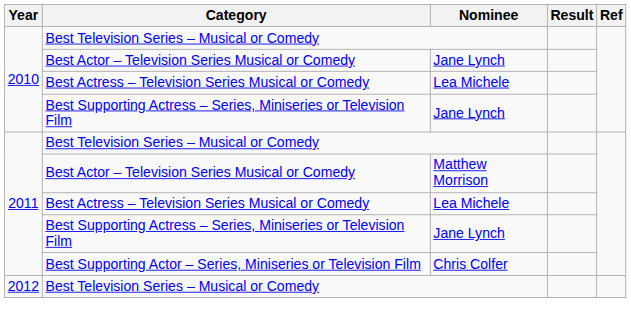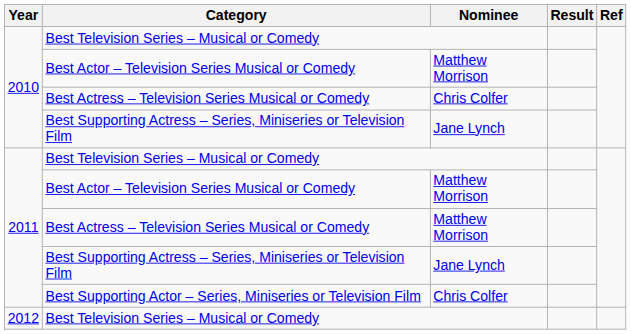(469, 60) Jane Lynch -> (461, 68) Matthew Morrison
(471, 82) Lea Michele -> (471, 98) Chris Colfer
(471, 203) Lea Michele -> (461, 227) Matthew Morrison
